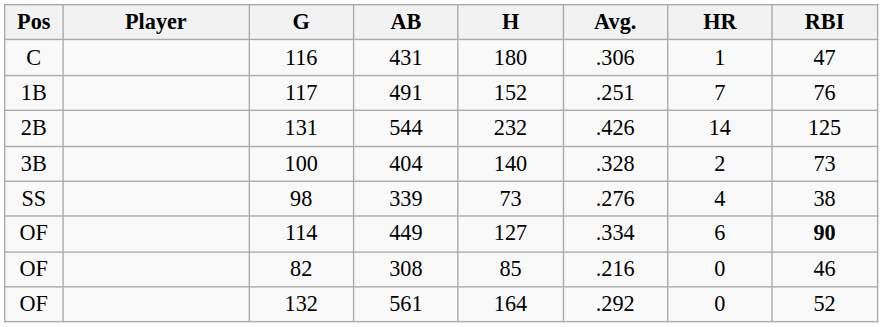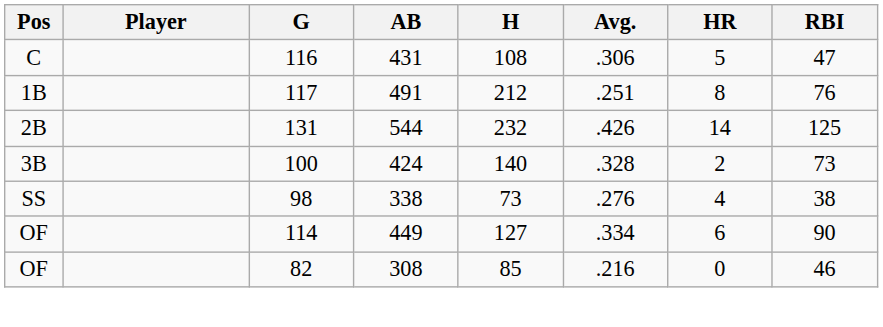(511, 57) 180 -> (511, 57) 108
(720, 57) 1 -> (720, 57) 5
(511, 92) 152 -> (511, 92) 212
(720, 92) 7 -> (720, 92) 8
(406, 163) 404 -> (406, 163) 424
(406, 198) 339 -> (406, 198) 338
(825, 233) bold -> (825, 233) normal
- row: (301, 304)
